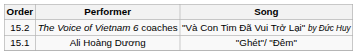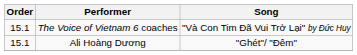(20, 27) 15.2 -> (20, 27) 15.1
